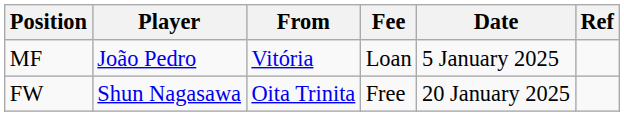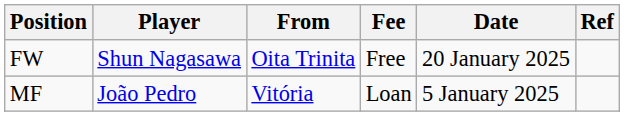rows swapped: (26, 57) <-> (27, 93)
